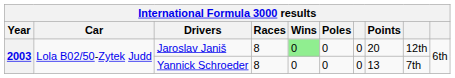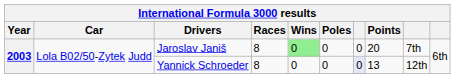(417, 48) 12th -> (414, 48) 7th
(359, 65) no background -> (359, 65) lavender background
(414, 65) 7th -> (417, 65) 12th
